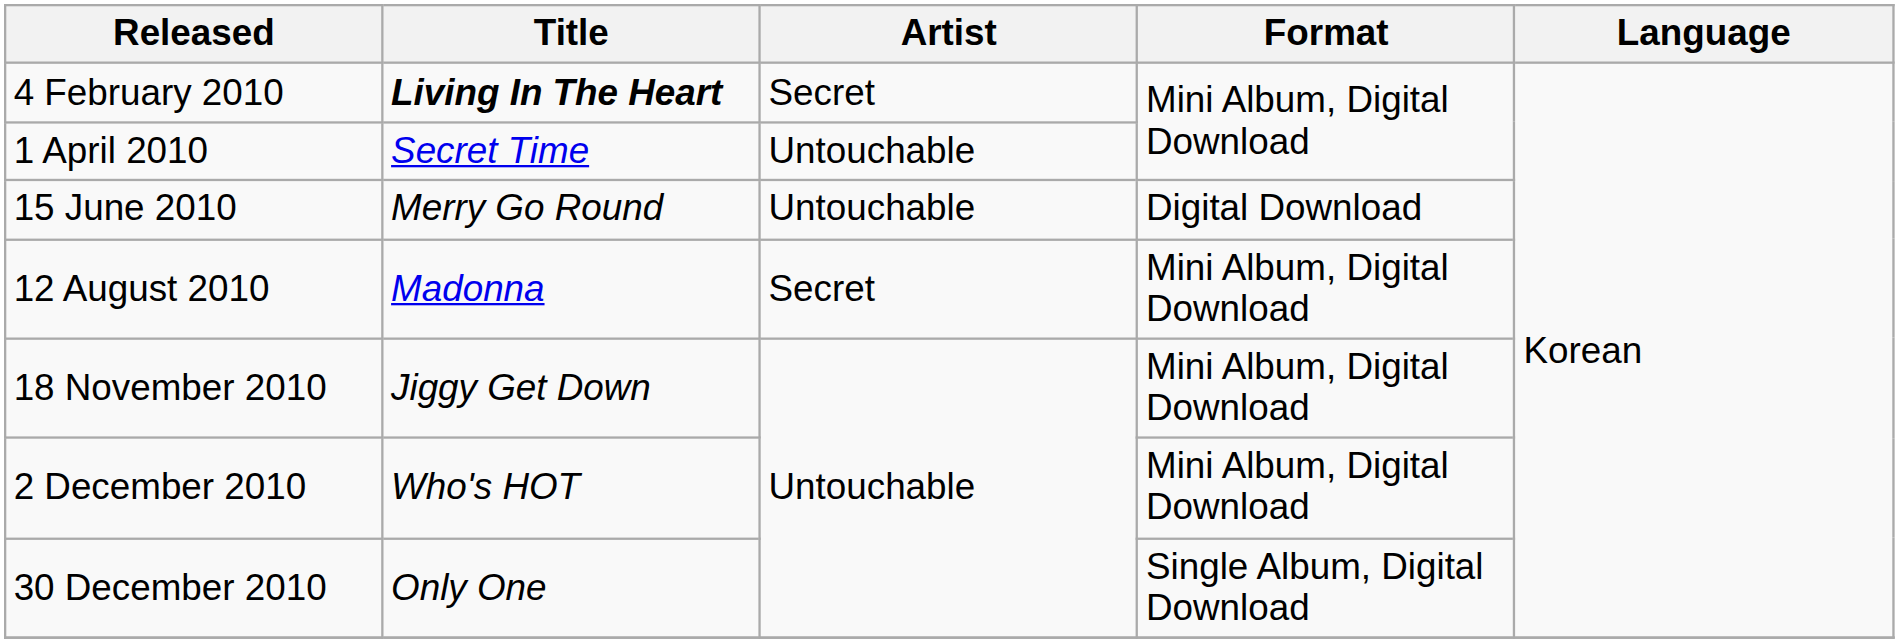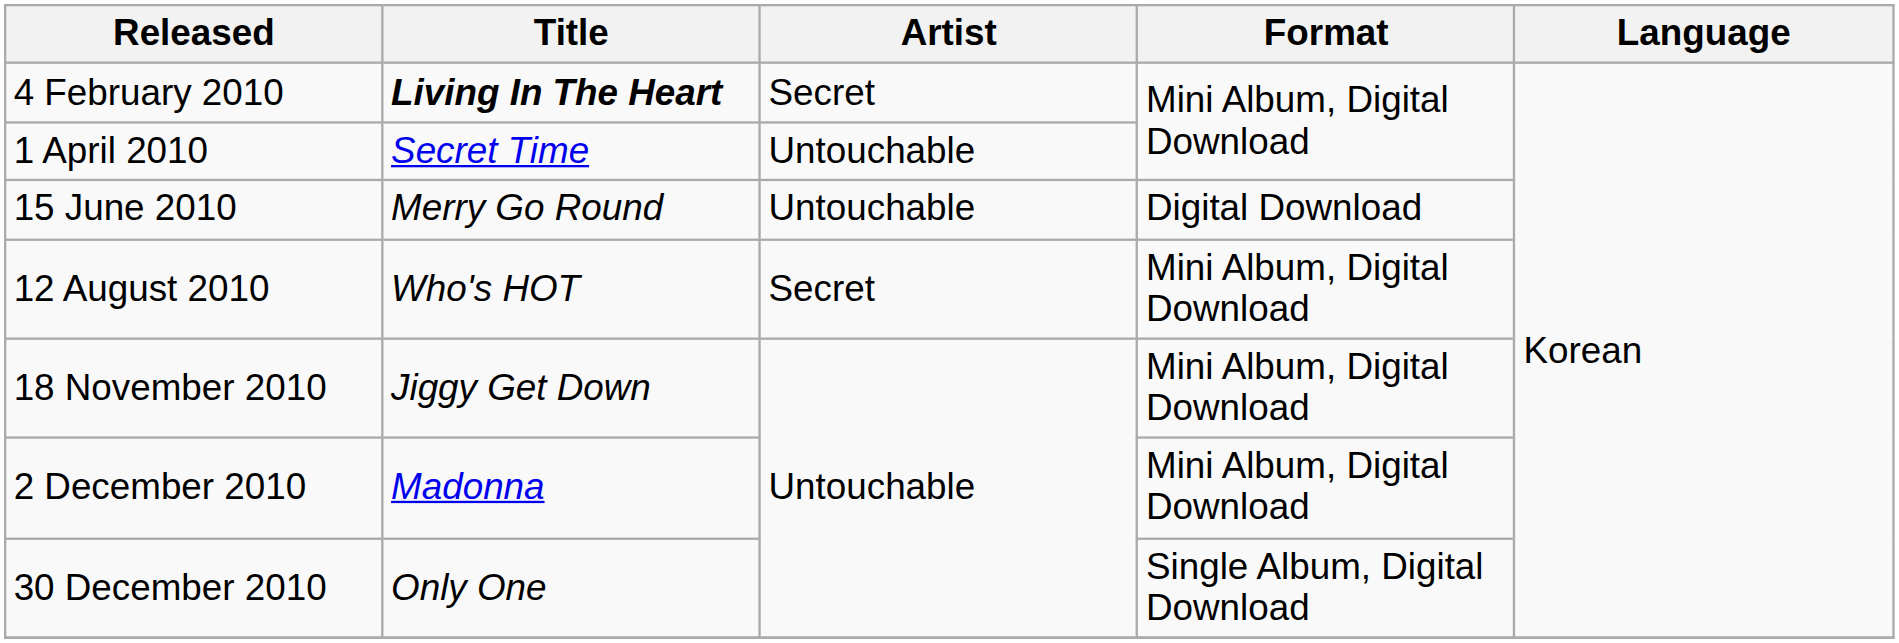(468, 287) Madonna -> (486, 287) Who's HOT
(486, 487) Who's HOT -> (468, 487) Madonna
